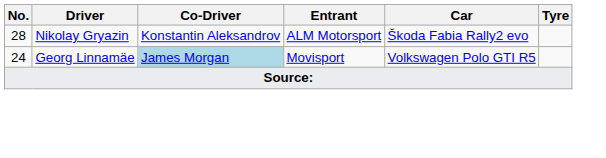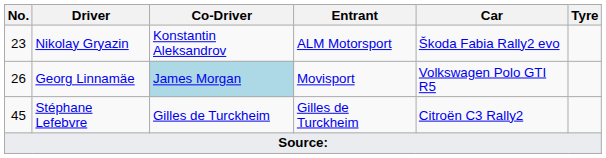(18, 36) 28 -> (18, 43) 23
(18, 57) 24 -> (18, 79) 26
+ row: (64, 114)
